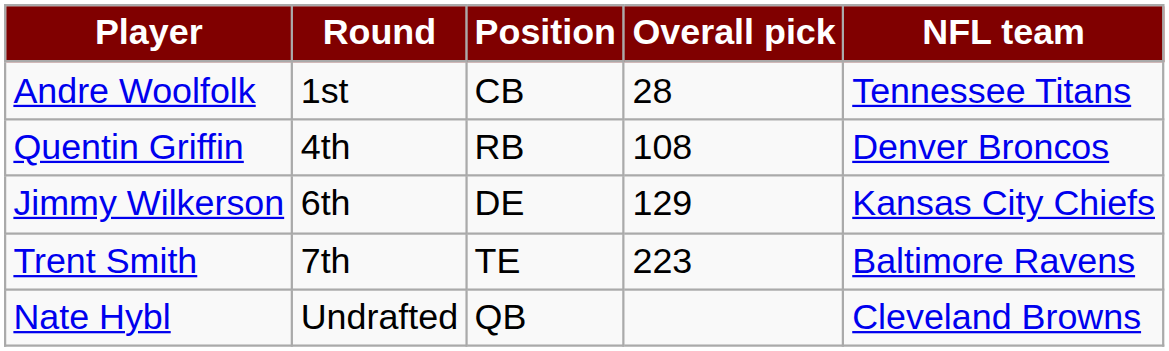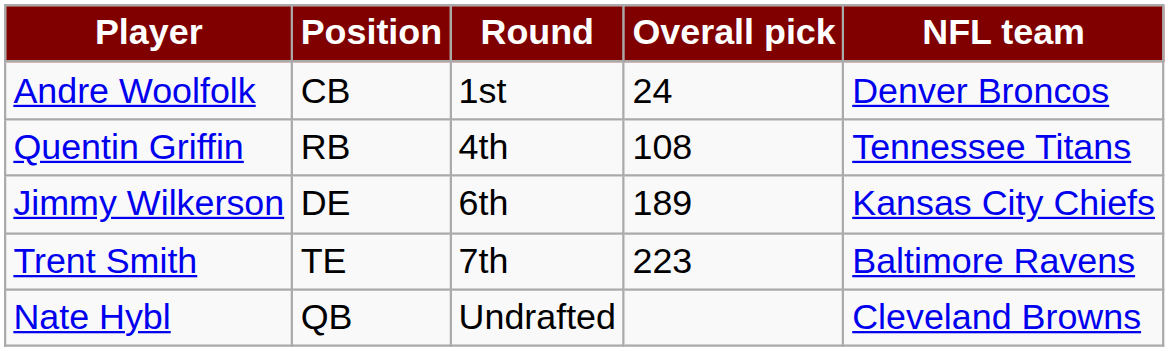columns swapped: (545, 32) <-> (379, 32)
(652, 89) 28 -> (652, 89) 24
(992, 89) Tennessee Titans -> (981, 89) Denver Broncos
(981, 146) Denver Broncos -> (992, 146) Tennessee Titans
(662, 203) 129 -> (662, 203) 189
